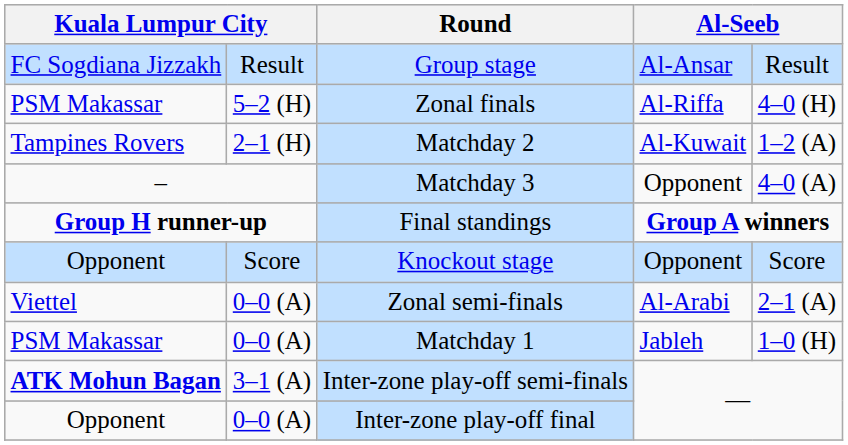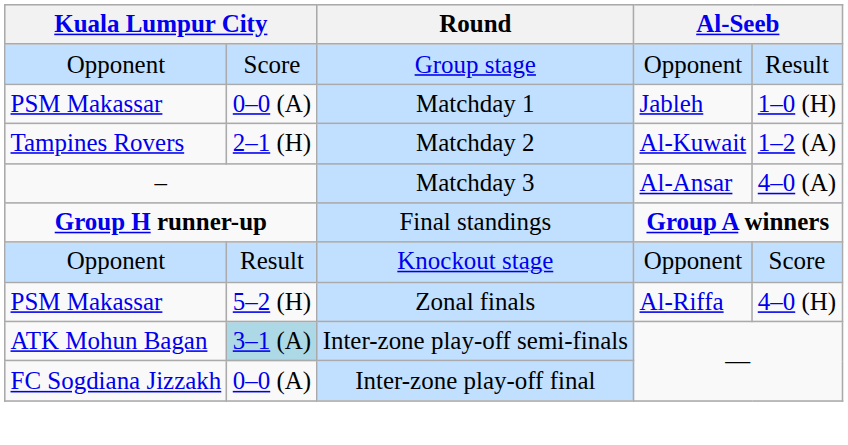(116, 63) FC Sogdiana Jizzakh -> (116, 63) Opponent
(272, 63) Result -> (272, 63) Score
(686, 63) Al-Ansar -> (693, 63) Opponent
rows swapped: (475, 340) <-> (475, 103)
(693, 182) Opponent -> (686, 182) Al-Ansar
(272, 261) Score -> (272, 261) Result
- row: (475, 301)
(116, 380) bold -> (109, 340) normal
(272, 380) no background -> (272, 340) lightblue background
(116, 420) Opponent -> (116, 380) FC Sogdiana Jizzakh
